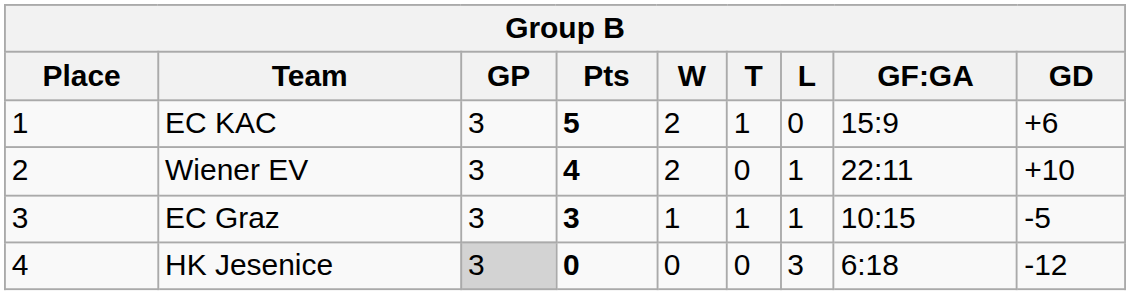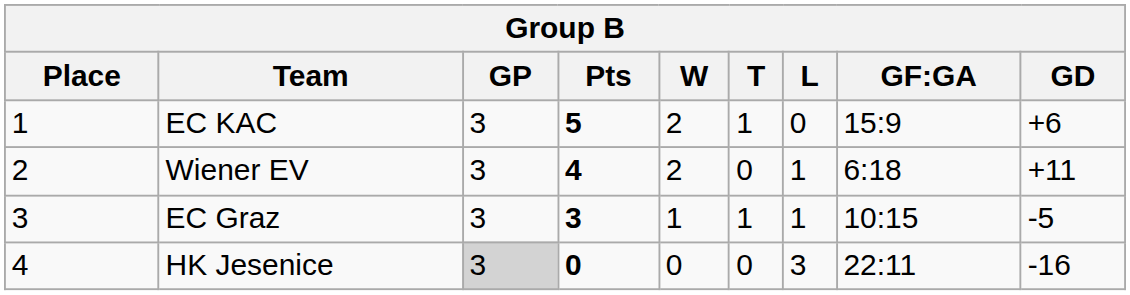(877, 170) 22:11 -> (873, 170) 6:18
(1050, 170) +10 -> (1052, 170) +11
(870, 265) 6:18 -> (880, 265) 22:11
(1046, 265) -12 -> (1049, 265) -16
